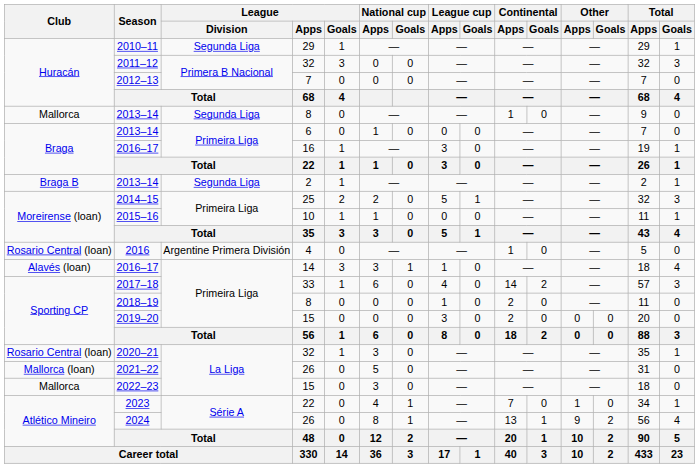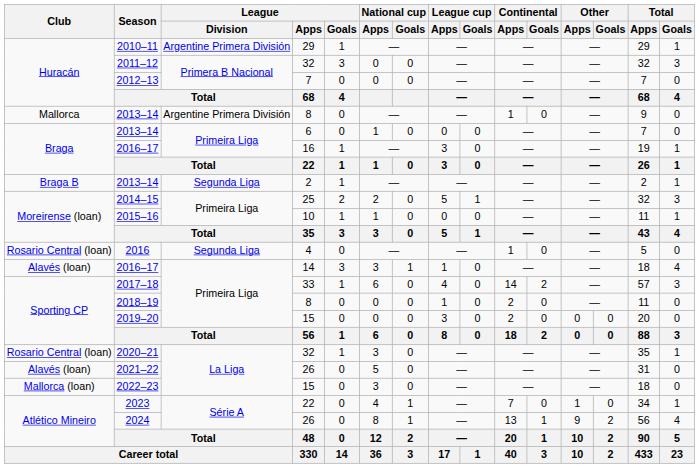(227, 47) Segunda Liga -> (227, 47) Argentine Primera División
(227, 115) Segunda Liga -> (227, 115) Argentine Primera División
(227, 251) Argentine Primera División -> (227, 251) Segunda Liga
(59, 370) Mallorca (loan) -> (59, 370) Alavés (loan)
(59, 387) Mallorca -> (59, 387) Mallorca (loan)
